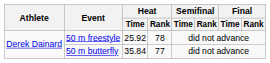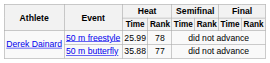(135, 38) 25.92 -> (135, 38) 25.99
(135, 52) 35.84 -> (135, 52) 35.88
